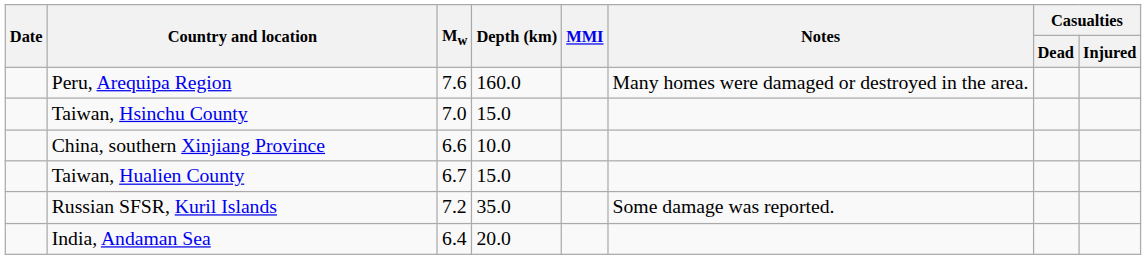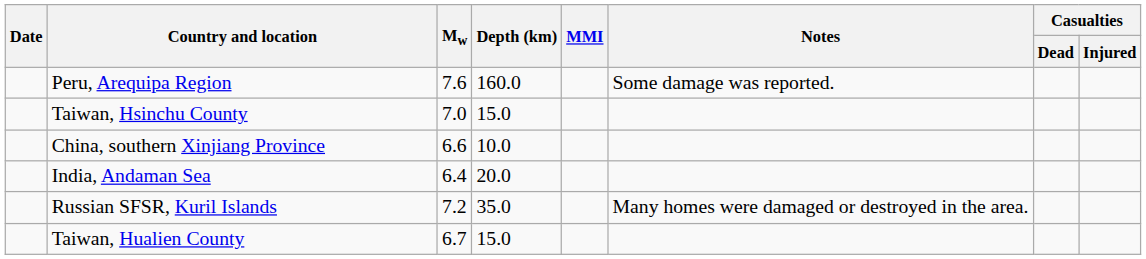(821, 82) Many homes were damaged or destroyed in the area. -> (724, 82) Some damage was reported.
rows swapped: (131, 238) <-> (148, 176)
(724, 207) Some damage was reported. -> (821, 207) Many homes were damaged or destroyed in the area.
